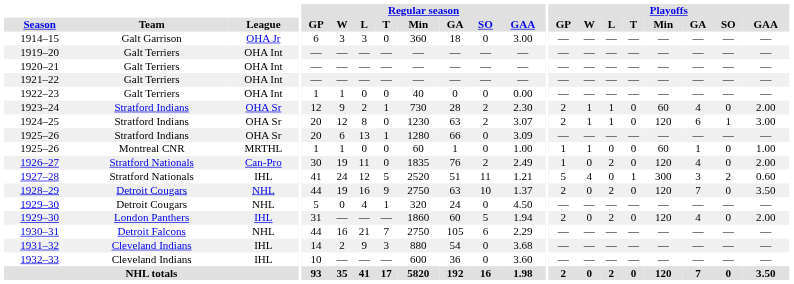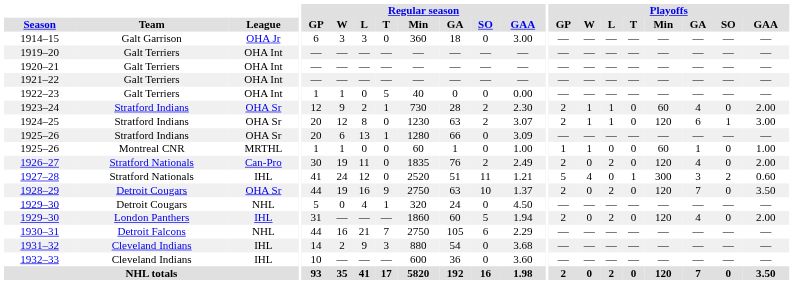(386, 93) 0 -> (386, 93) 5
(563, 162) 1 -> (563, 162) 2
(386, 176) 5 -> (386, 176) 0
(263, 190) NHL -> (263, 190) OHA Sr
